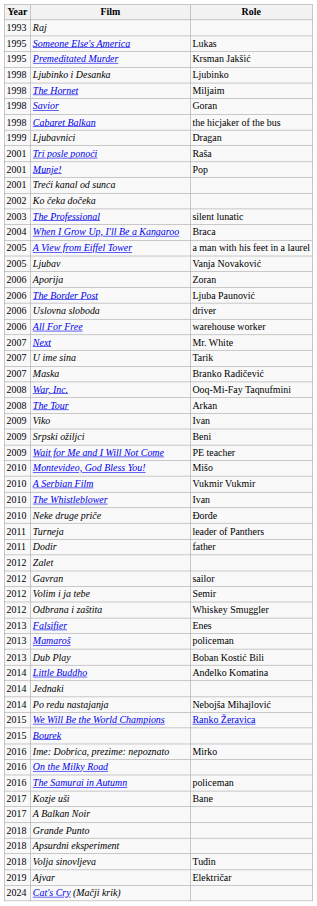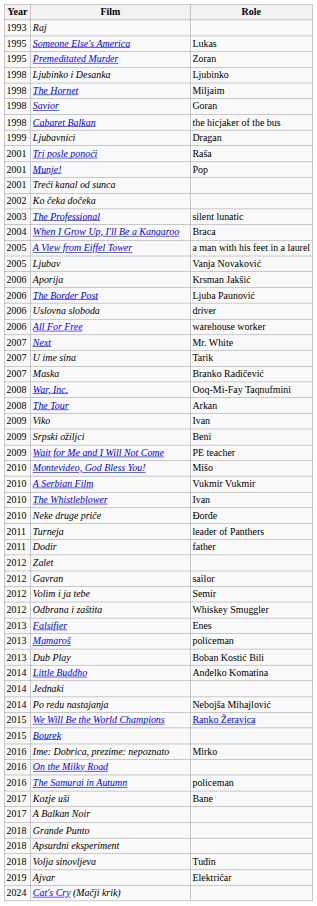(222, 59) Krsman Jakšić -> (204, 59) Zoran
(204, 279) Zoran -> (222, 279) Krsman Jakšić
